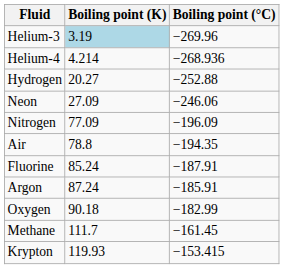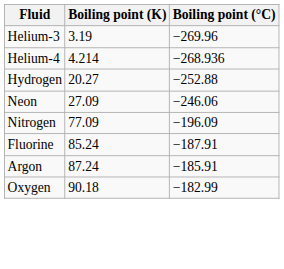(80, 36) lightblue background -> (80, 36) no background
- row: (17, 144)
- row: (31, 230)
- row: (30, 252)
